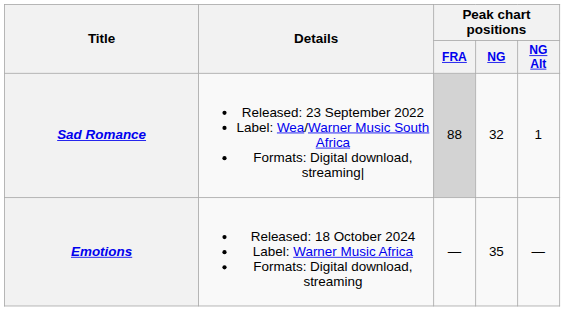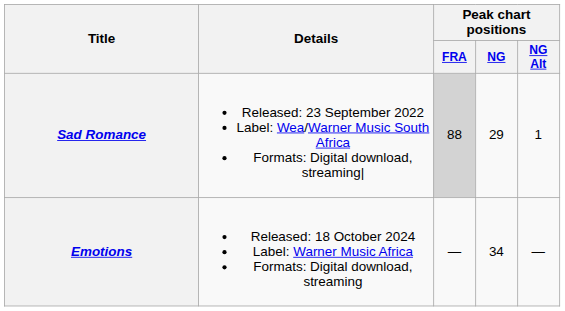(496, 135) 32 -> (496, 135) 29
(496, 251) 35 -> (496, 251) 34
